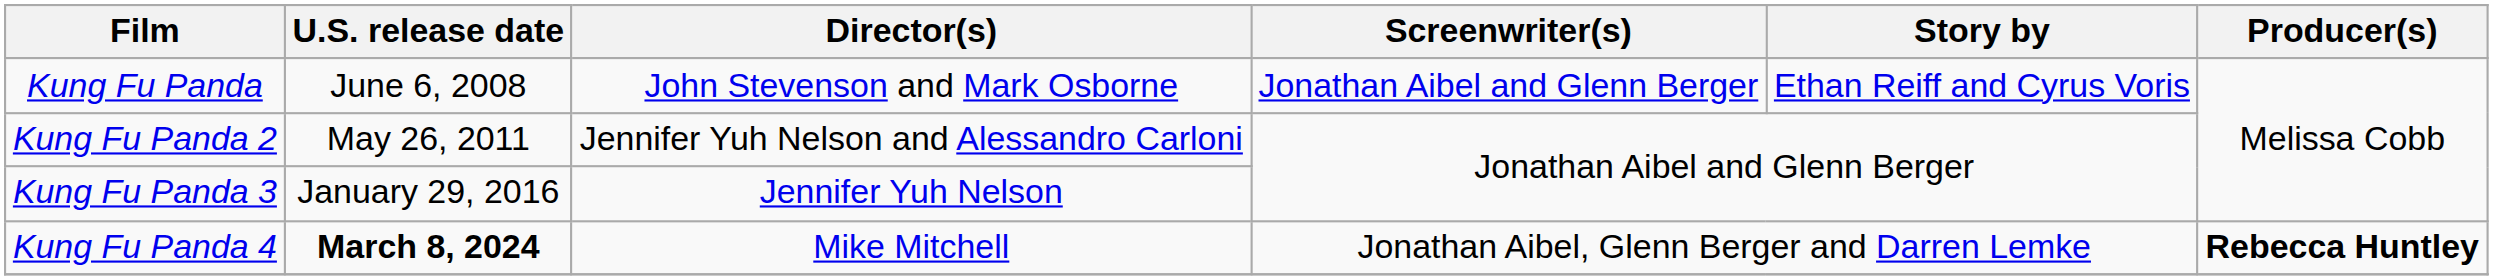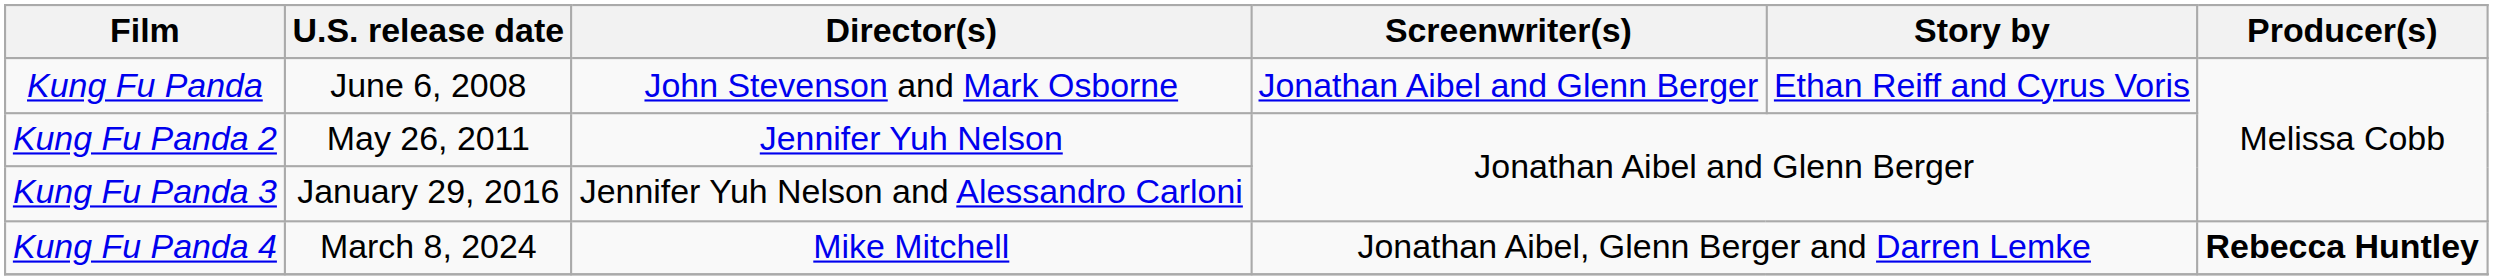(911, 138) Jennifer Yuh Nelson and Alessandro Carloni -> (911, 138) Jennifer Yuh Nelson
(911, 192) Jennifer Yuh Nelson -> (911, 192) Jennifer Yuh Nelson and Alessandro Carloni
(428, 246) bold -> (428, 246) normal
